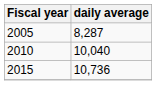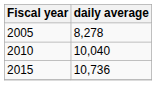(89, 32) 8,287 -> (89, 32) 8,278
